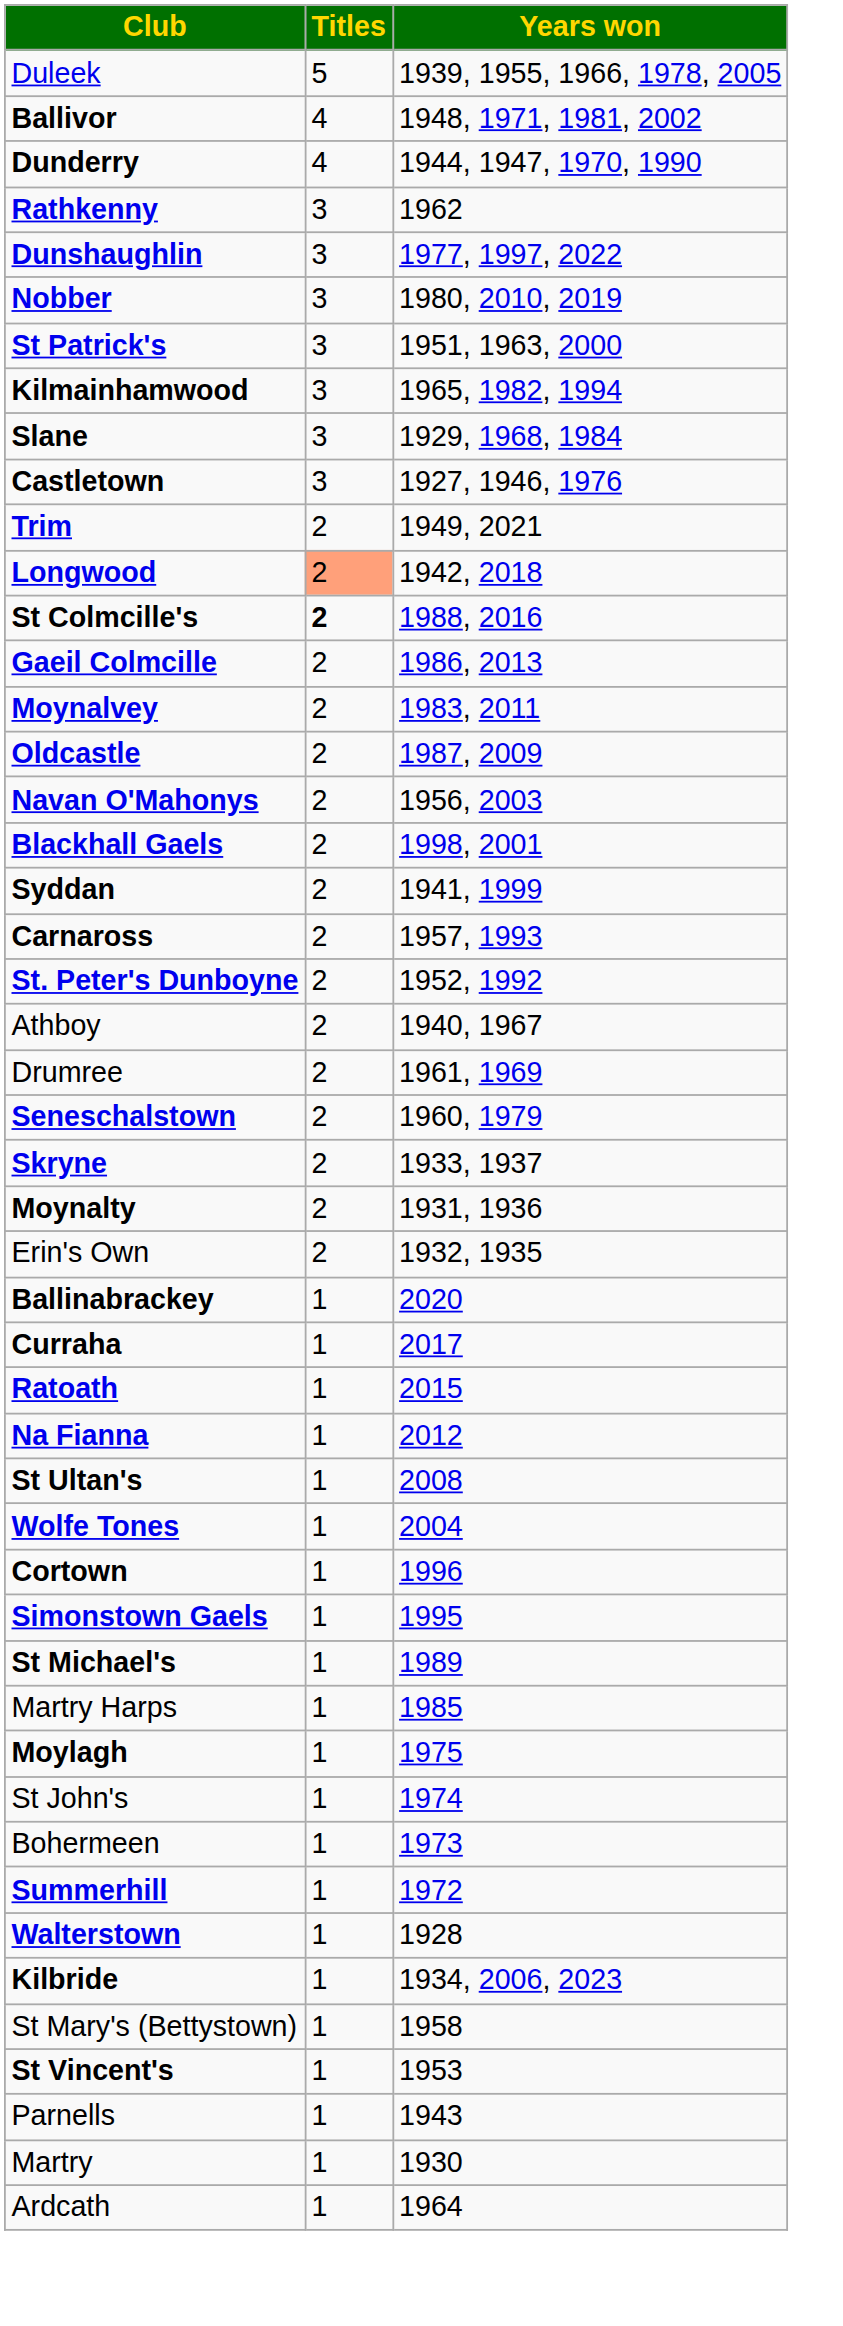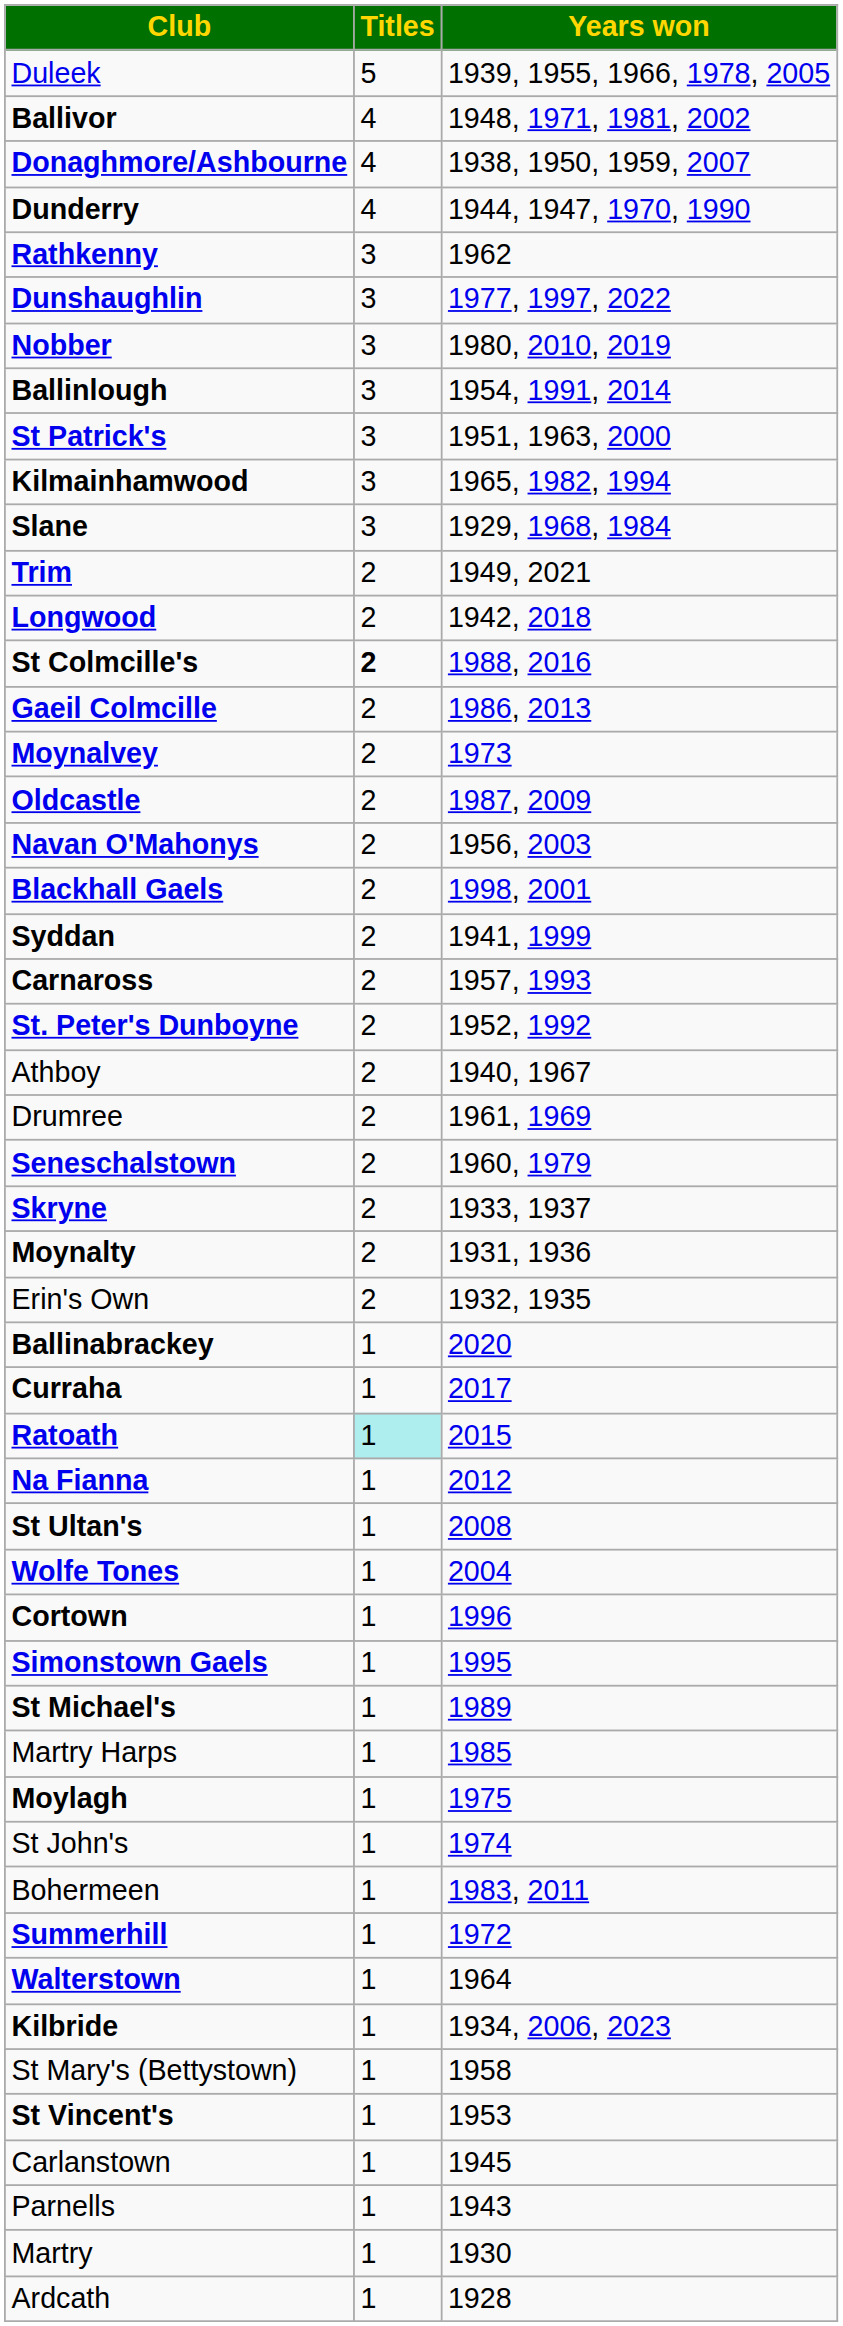+ row: (179, 163)
+ row: (89, 390)
- row: (88, 481)
(320, 572) lightsalmon background -> (368, 617) no background
(470, 708) 1983, 2011 -> (480, 753) 1973
(320, 1389) no background -> (368, 1435) paleturquoise background
(431, 1844) 1973 -> (519, 1889) 1983, 2011
(431, 1934) 1928 -> (480, 1980) 1964
+ row: (91, 2162)
(431, 2207) 1964 -> (480, 2298) 1928
